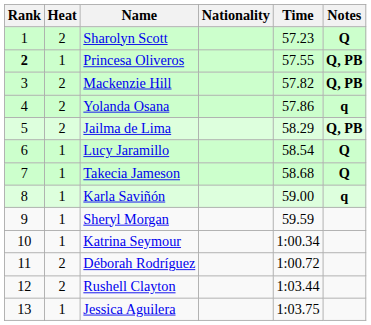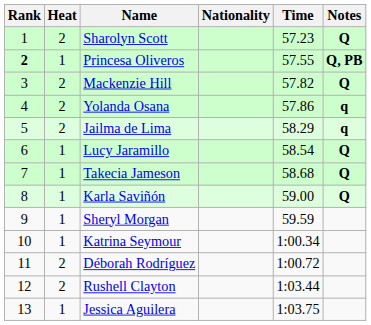(344, 83) Q, PB -> (344, 83) Q
(344, 128) Q, PB -> (344, 128) q
(344, 196) q -> (344, 196) Q
